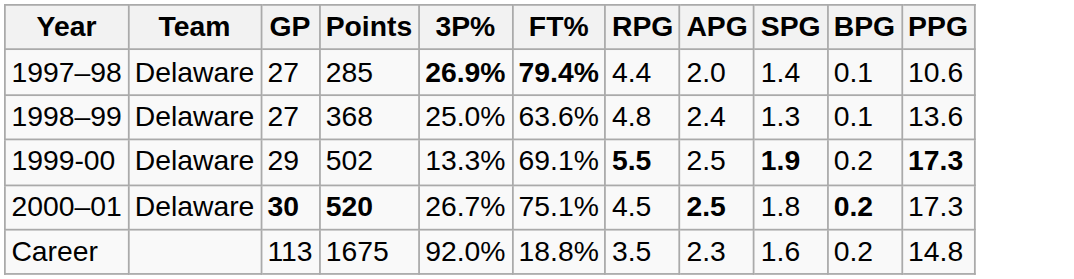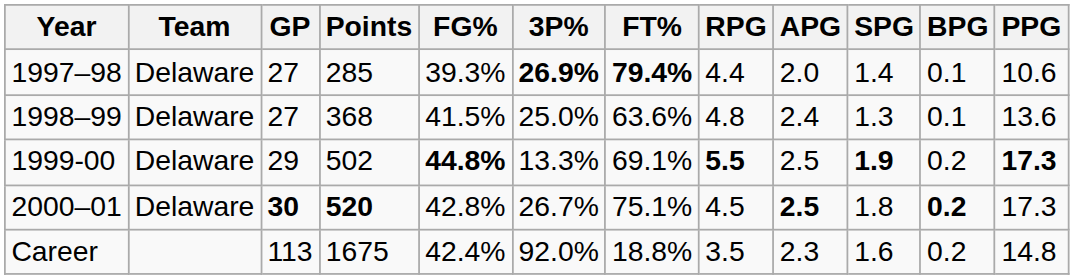+ column: (465, 26)
